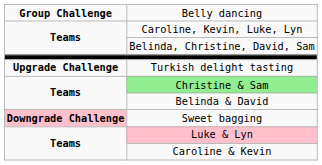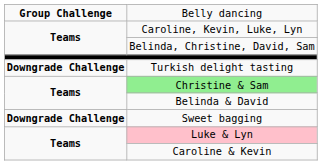(66, 68) Upgrade Challenge -> (66, 68) Downgrade Challenge
(66, 118) pink background -> (66, 118) no background
